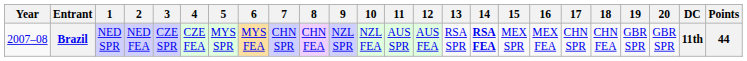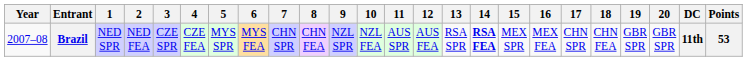(724, 39) 44 -> (724, 39) 53
